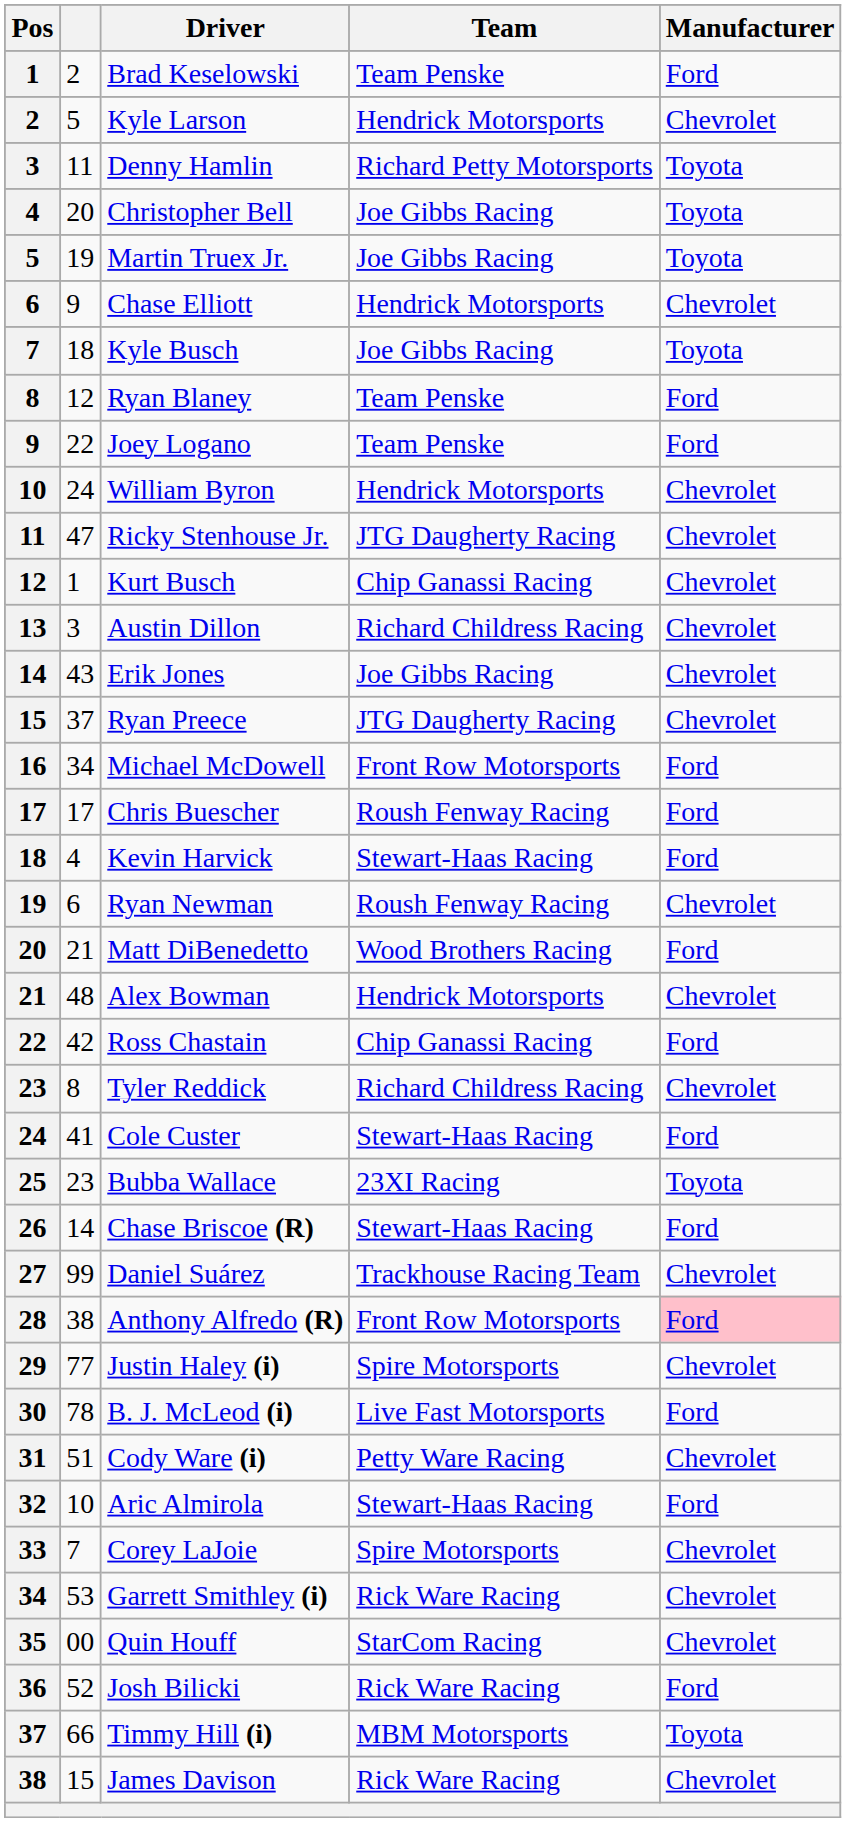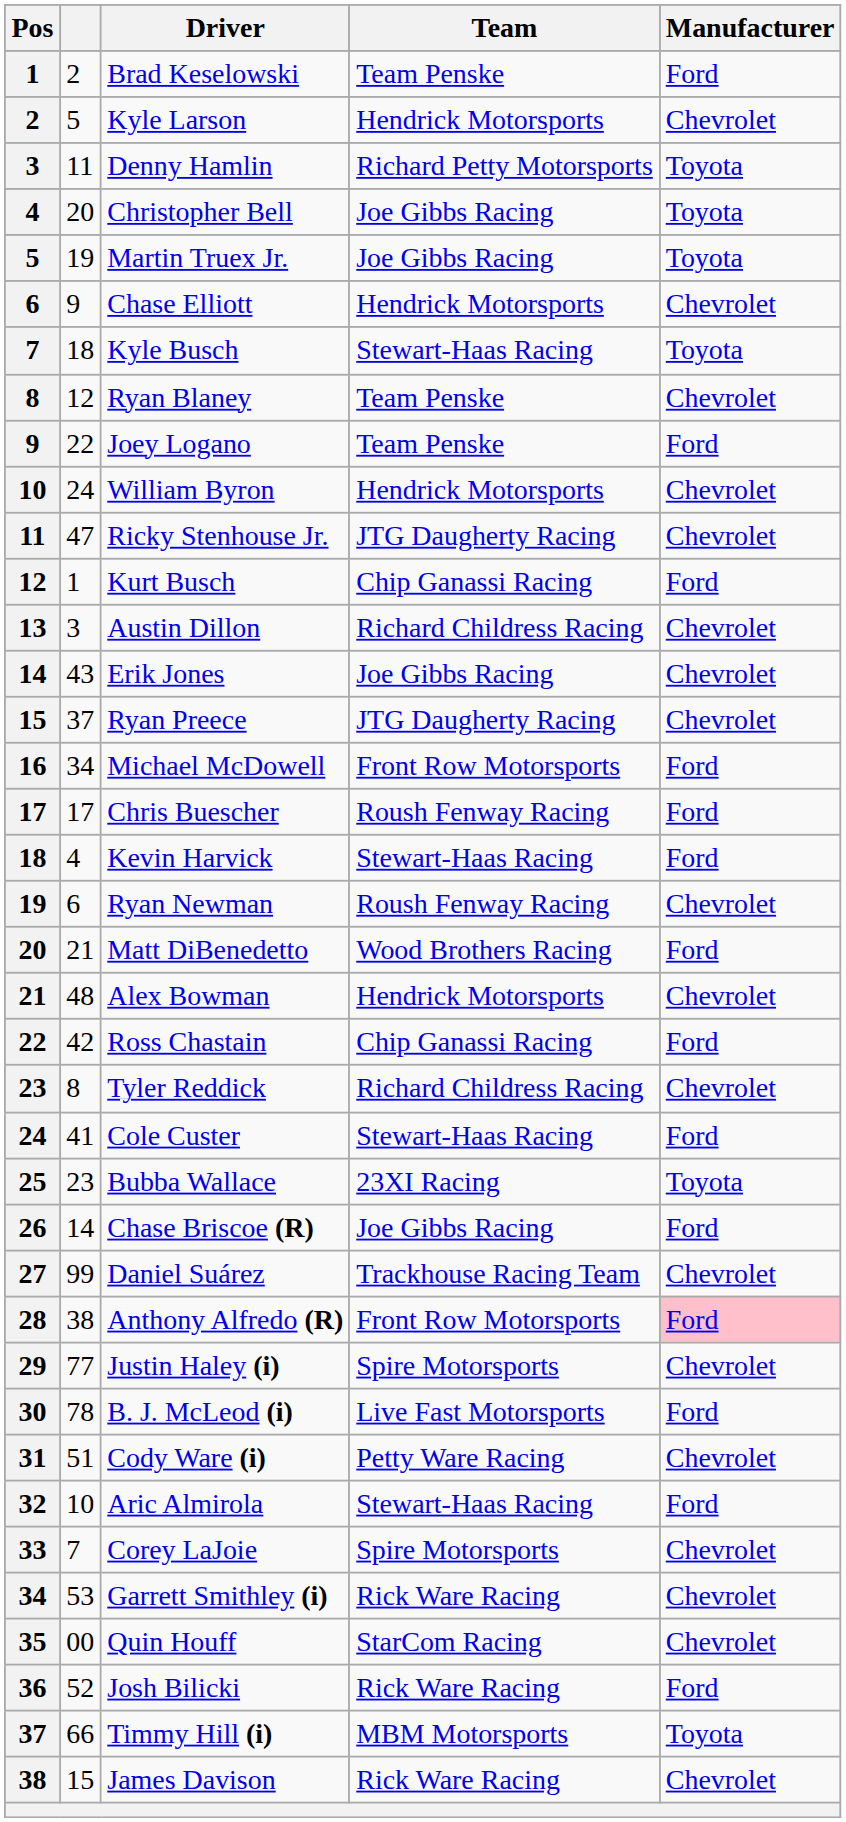(455, 350) Joe Gibbs Racing -> (475, 350) Stewart-Haas Racing
(692, 396) Ford -> (721, 396) Chevrolet
(721, 581) Chevrolet -> (692, 581) Ford
(475, 1226) Stewart-Haas Racing -> (455, 1226) Joe Gibbs Racing
